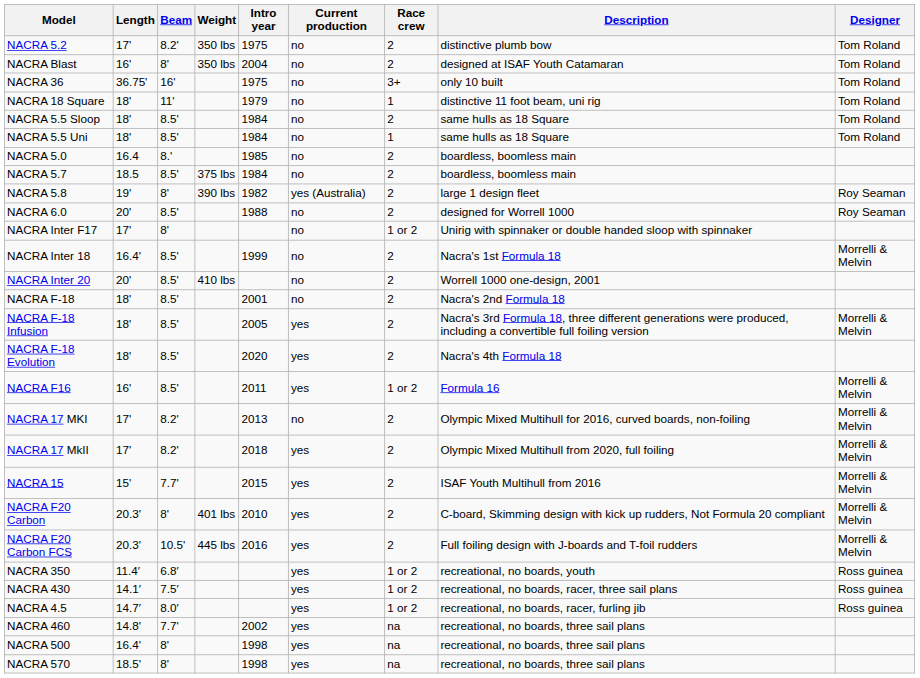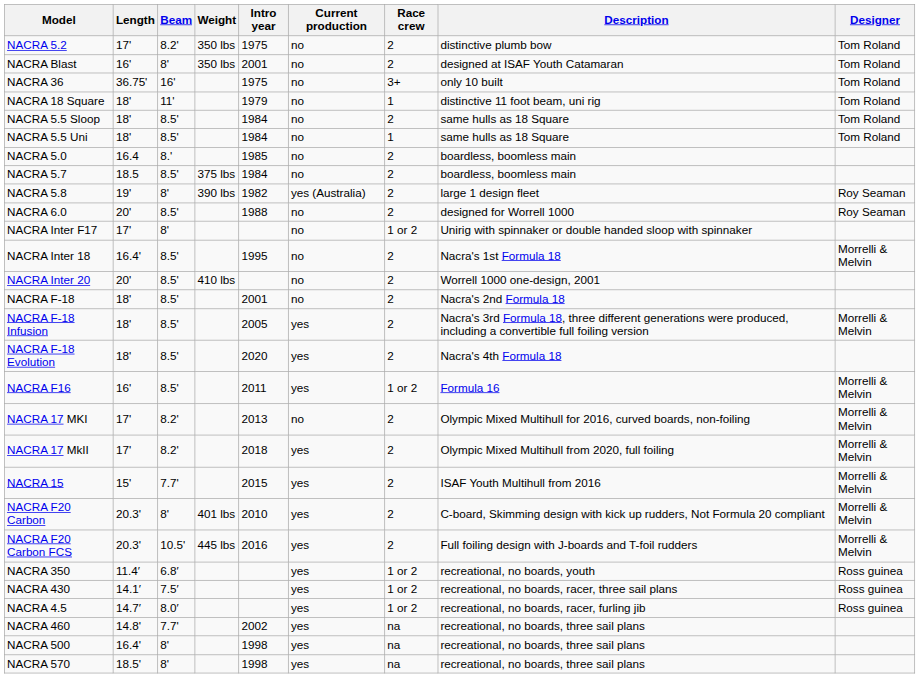(254, 63) 2004 -> (254, 63) 2001
(254, 255) 1999 -> (254, 255) 1995
